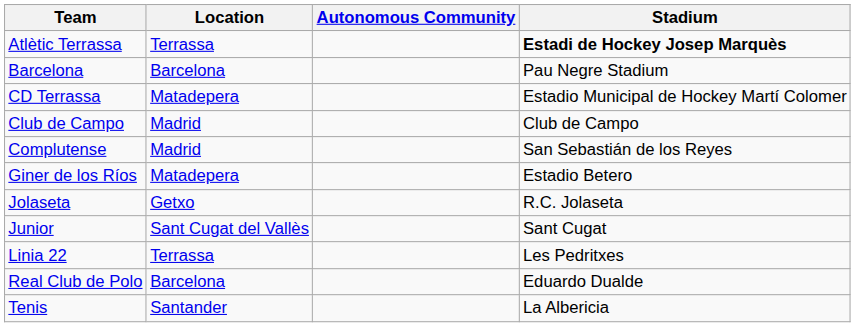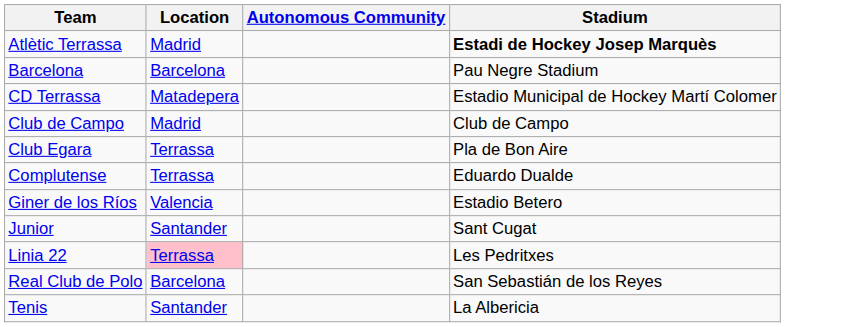(182, 44) Terrassa -> (176, 44) Madrid
+ row: (50, 149)
(176, 149) Madrid -> (182, 176) Terrassa
(628, 149) San Sebastián de los Reyes -> (513, 176) Eduardo Dualde
(195, 176) Matadepera -> (181, 202) Valencia
- row: (39, 202)
(230, 228) Sant Cugat del Vallès -> (189, 228) Santander
(182, 255) no background -> (182, 255) pink background
(583, 281) Eduardo Dualde -> (558, 281) San Sebastián de los Reyes
